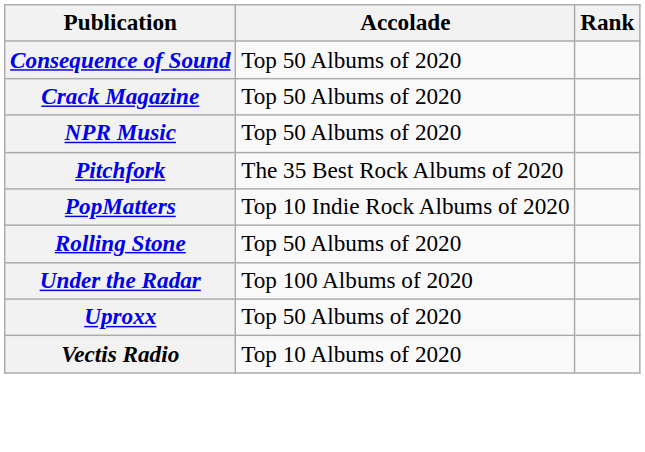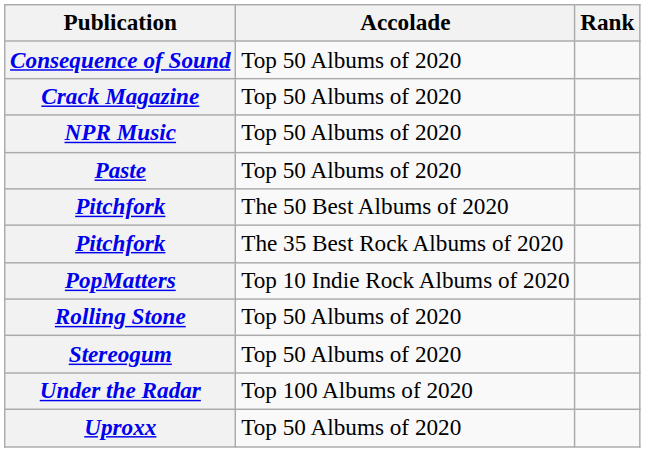+ row: (120, 170)
+ row: (120, 206)
+ row: (120, 354)
- row: (120, 354)
